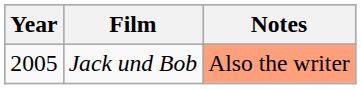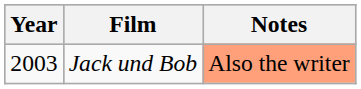(34, 63) 2005 -> (34, 63) 2003
